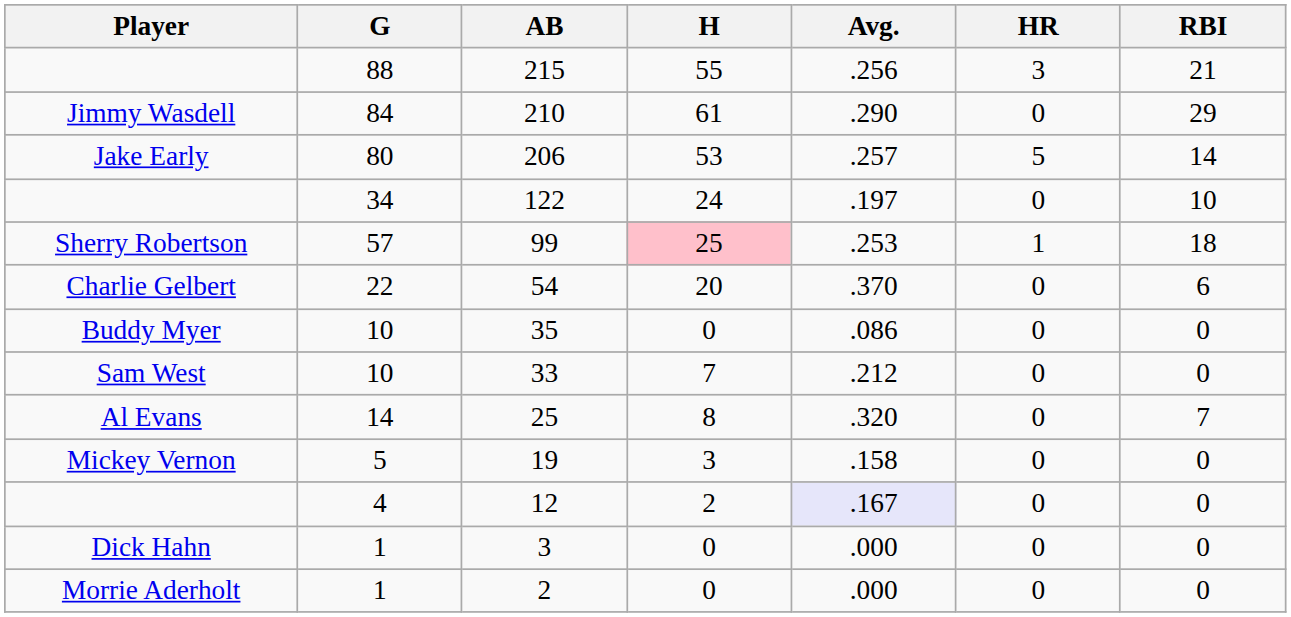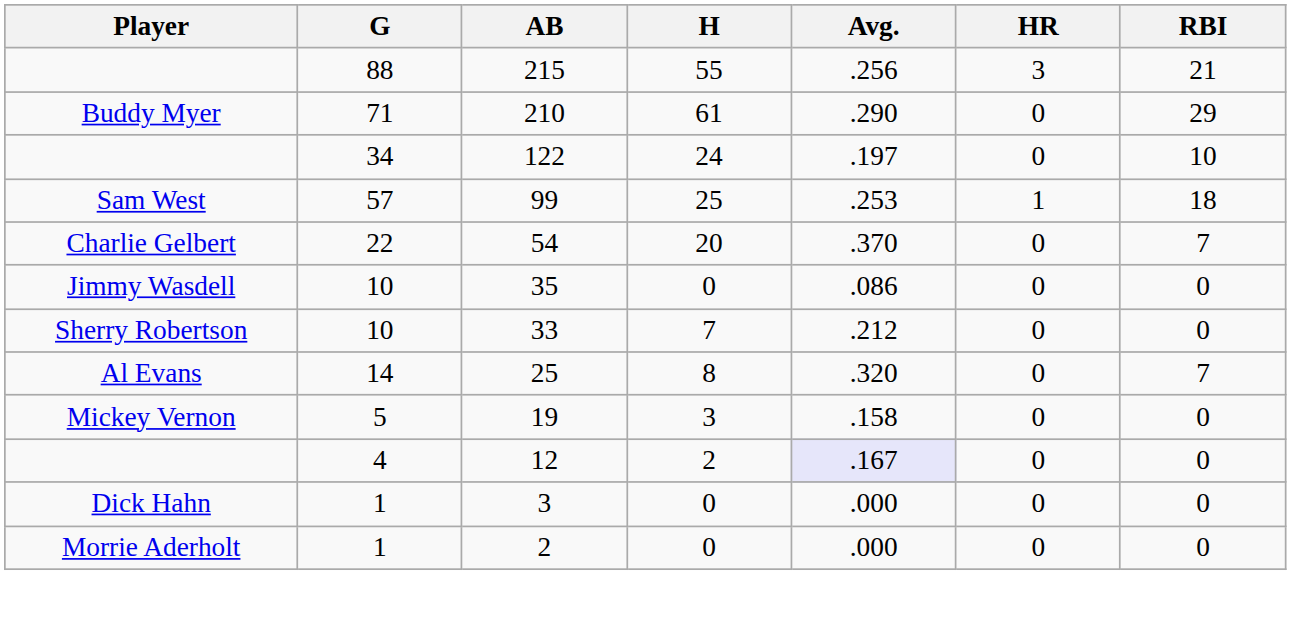(151, 112) Jimmy Wasdell -> (151, 112) Buddy Myer
(380, 112) 84 -> (380, 112) 71
- row: (544, 156)
(151, 243) Sherry Robertson -> (151, 199) Sam West
(709, 243) pink background -> (709, 199) no background
(1203, 286) 6 -> (1203, 243) 7
(151, 329) Buddy Myer -> (151, 286) Jimmy Wasdell
(151, 373) Sam West -> (151, 329) Sherry Robertson
